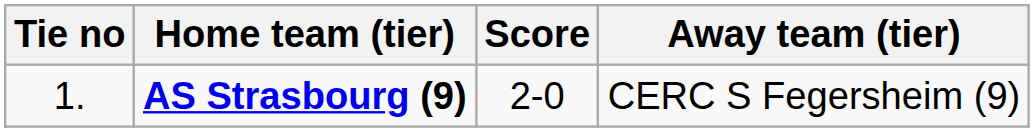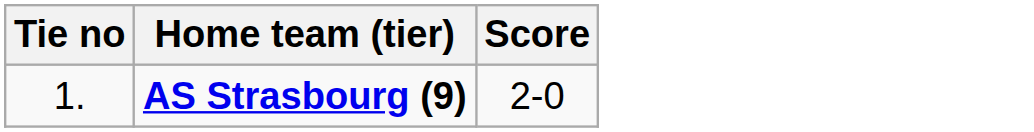- column: (814, 34)
